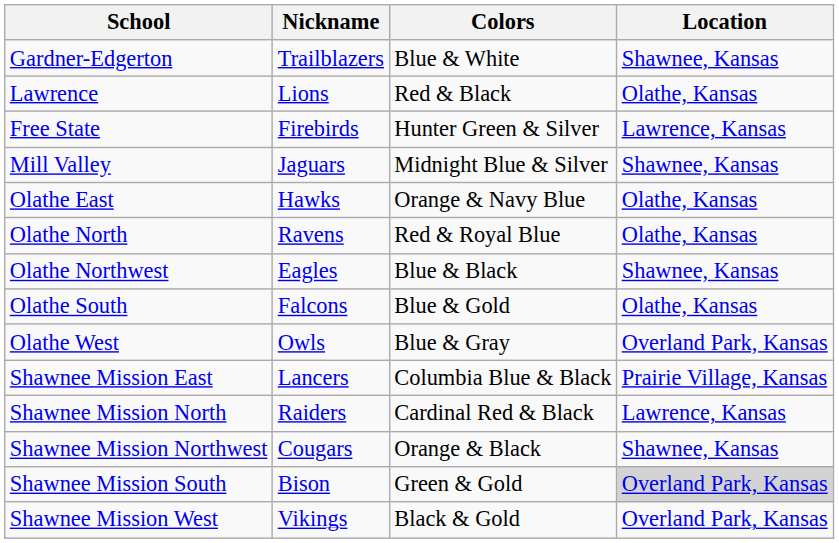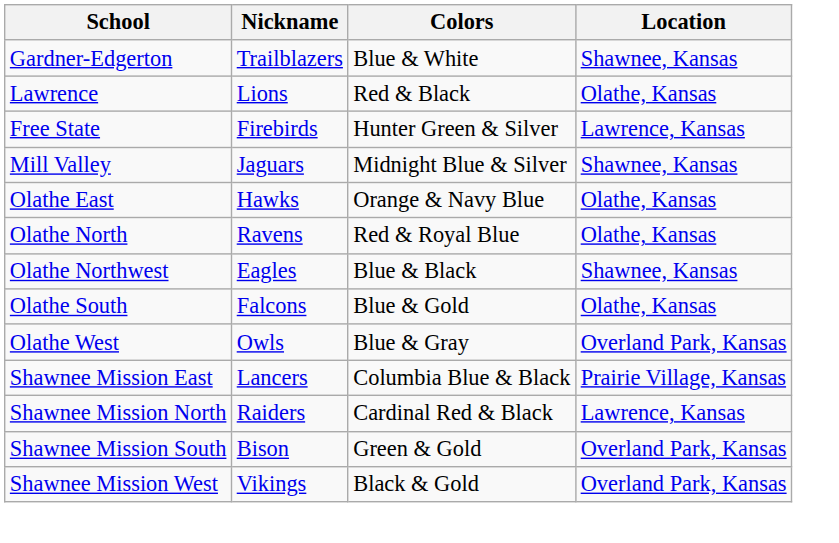- row: (139, 448)
(725, 484) lightgrey background -> (684, 448) no background
